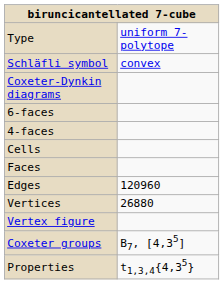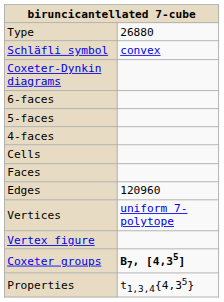(154, 38) uniform 7-polytope -> (137, 32) 26880
+ row: (31, 118)
(137, 204) 26880 -> (154, 215) uniform 7-polytope
(153, 243) normal -> (153, 261) bold
